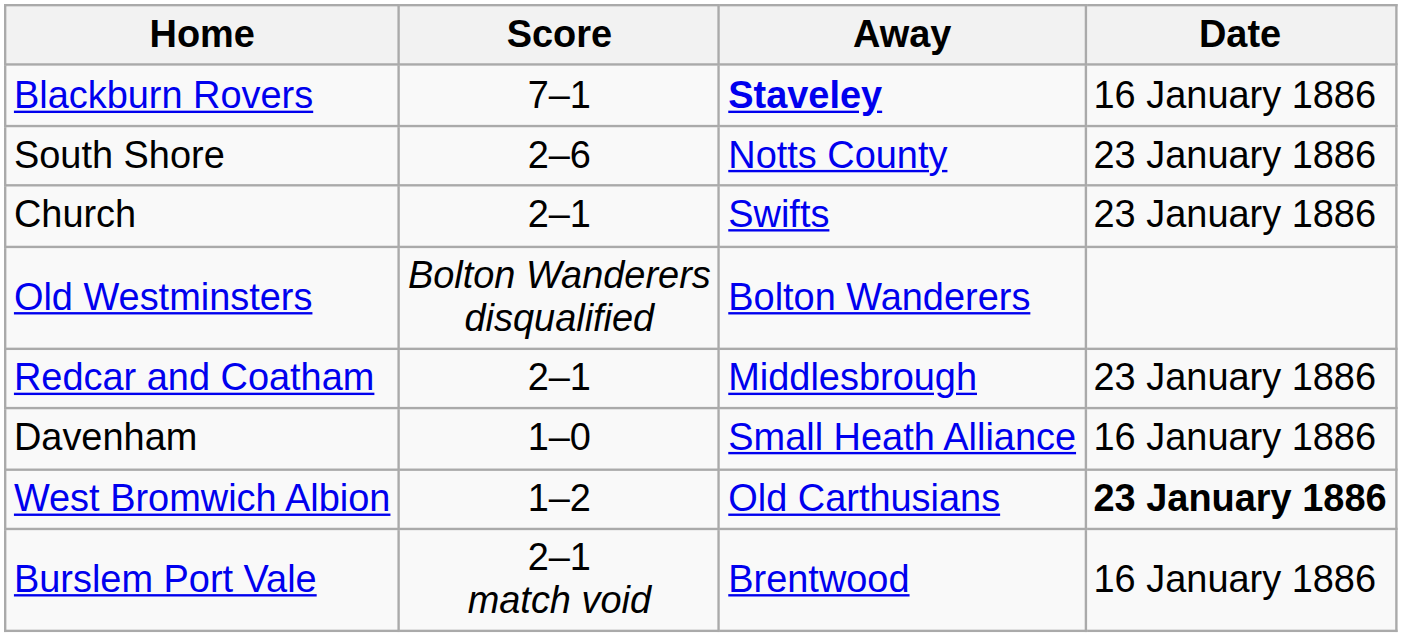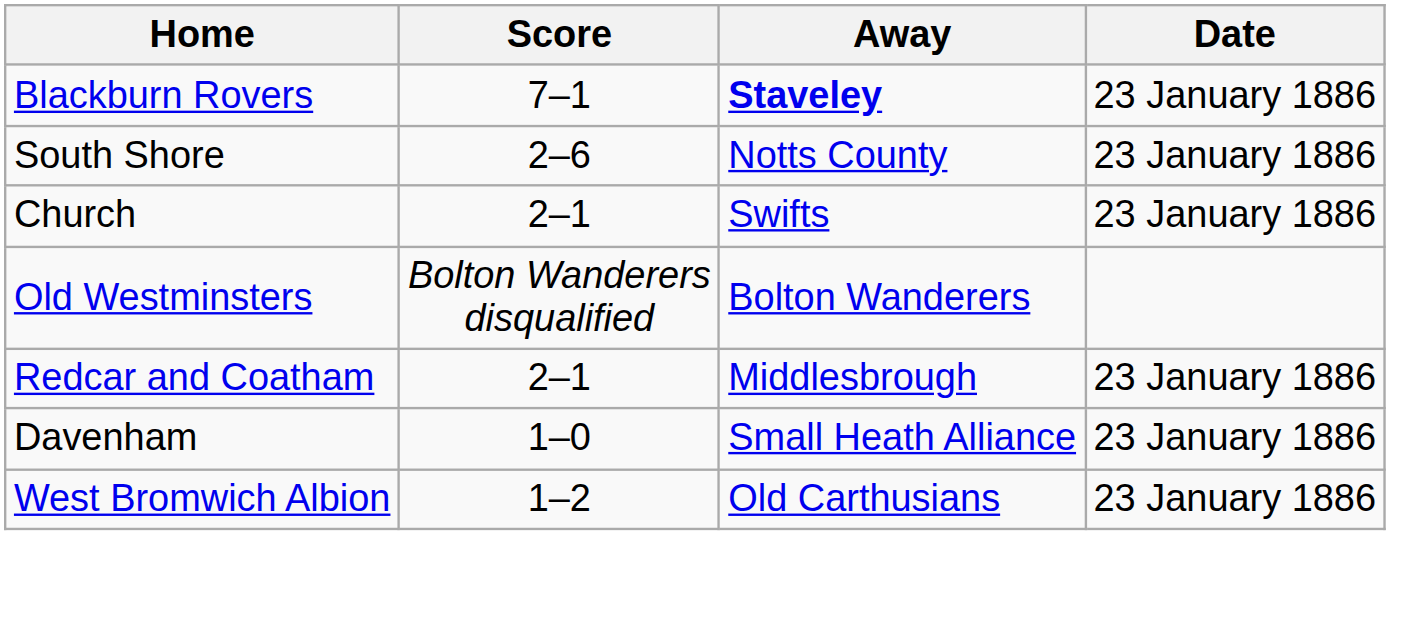(1235, 94) 16 January 1886 -> (1235, 94) 23 January 1886
(1235, 438) 16 January 1886 -> (1235, 438) 23 January 1886
(1240, 498) bold -> (1235, 498) normal
- row: (165, 579)
